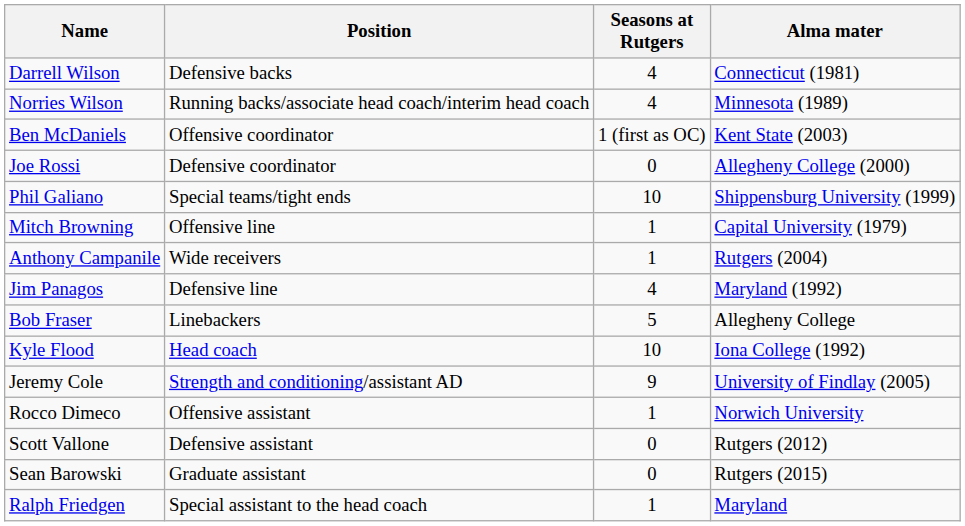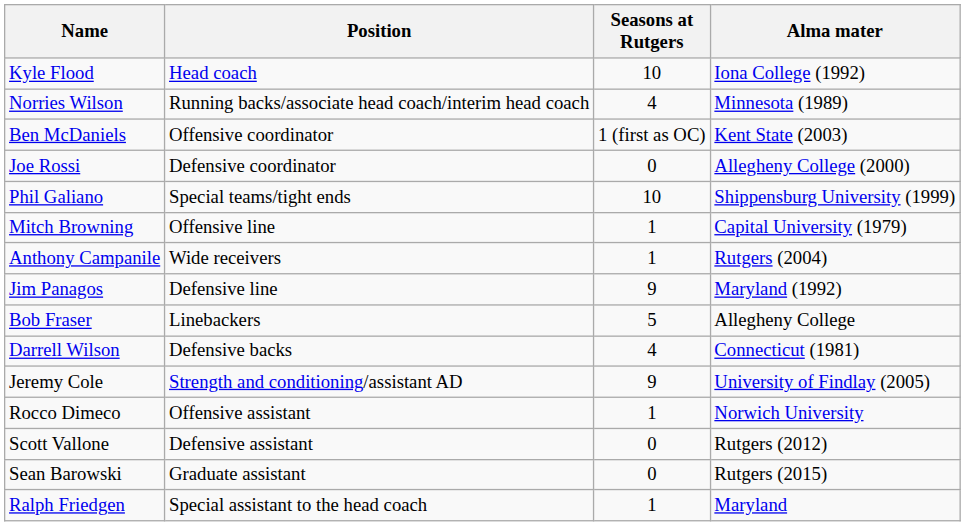rows swapped: (51, 351) <-> (64, 73)
(652, 289) 4 -> (652, 289) 9
